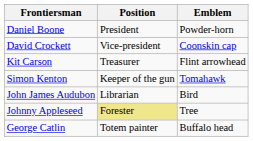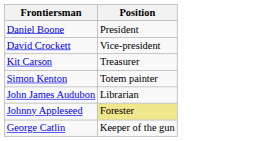- column: (213, 12)
(137, 78) Keeper of the gun -> (129, 78) Totem painter
(129, 128) Totem painter -> (137, 128) Keeper of the gun
